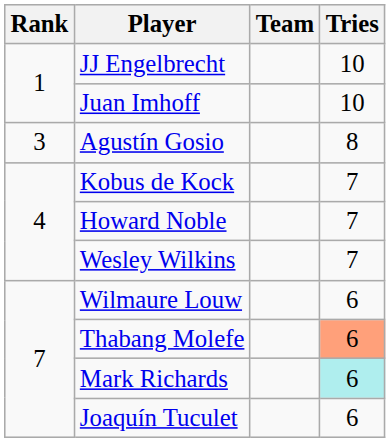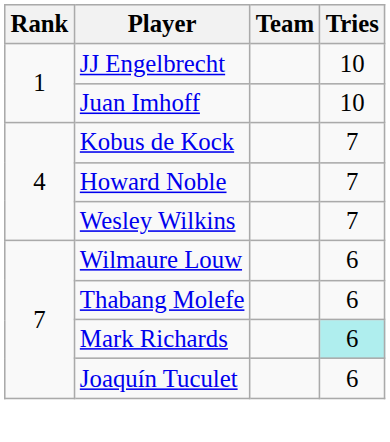- row: (152, 142)
(352, 338) lightsalmon background -> (352, 299) no background
